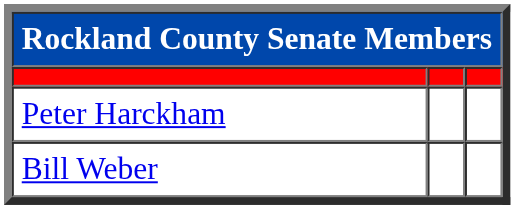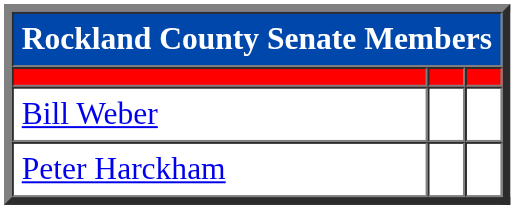rows swapped: (90, 168) <-> (124, 113)
